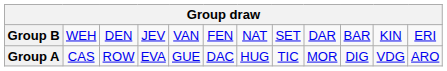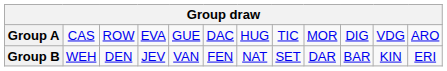rows swapped: (34, 56) <-> (34, 35)
